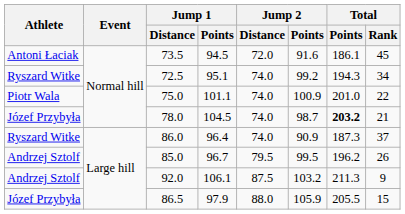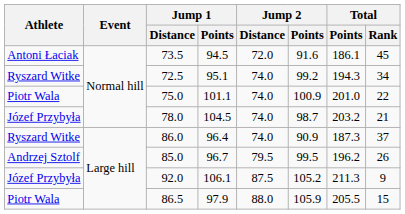(346, 117) bold -> (346, 117) normal
(44, 178) Andrzej Sztolf -> (44, 178) Józef Przybyła
(307, 178) 103.2 -> (307, 178) 105.2
(44, 198) Józef Przybyła -> (33, 198) Piotr Wala
